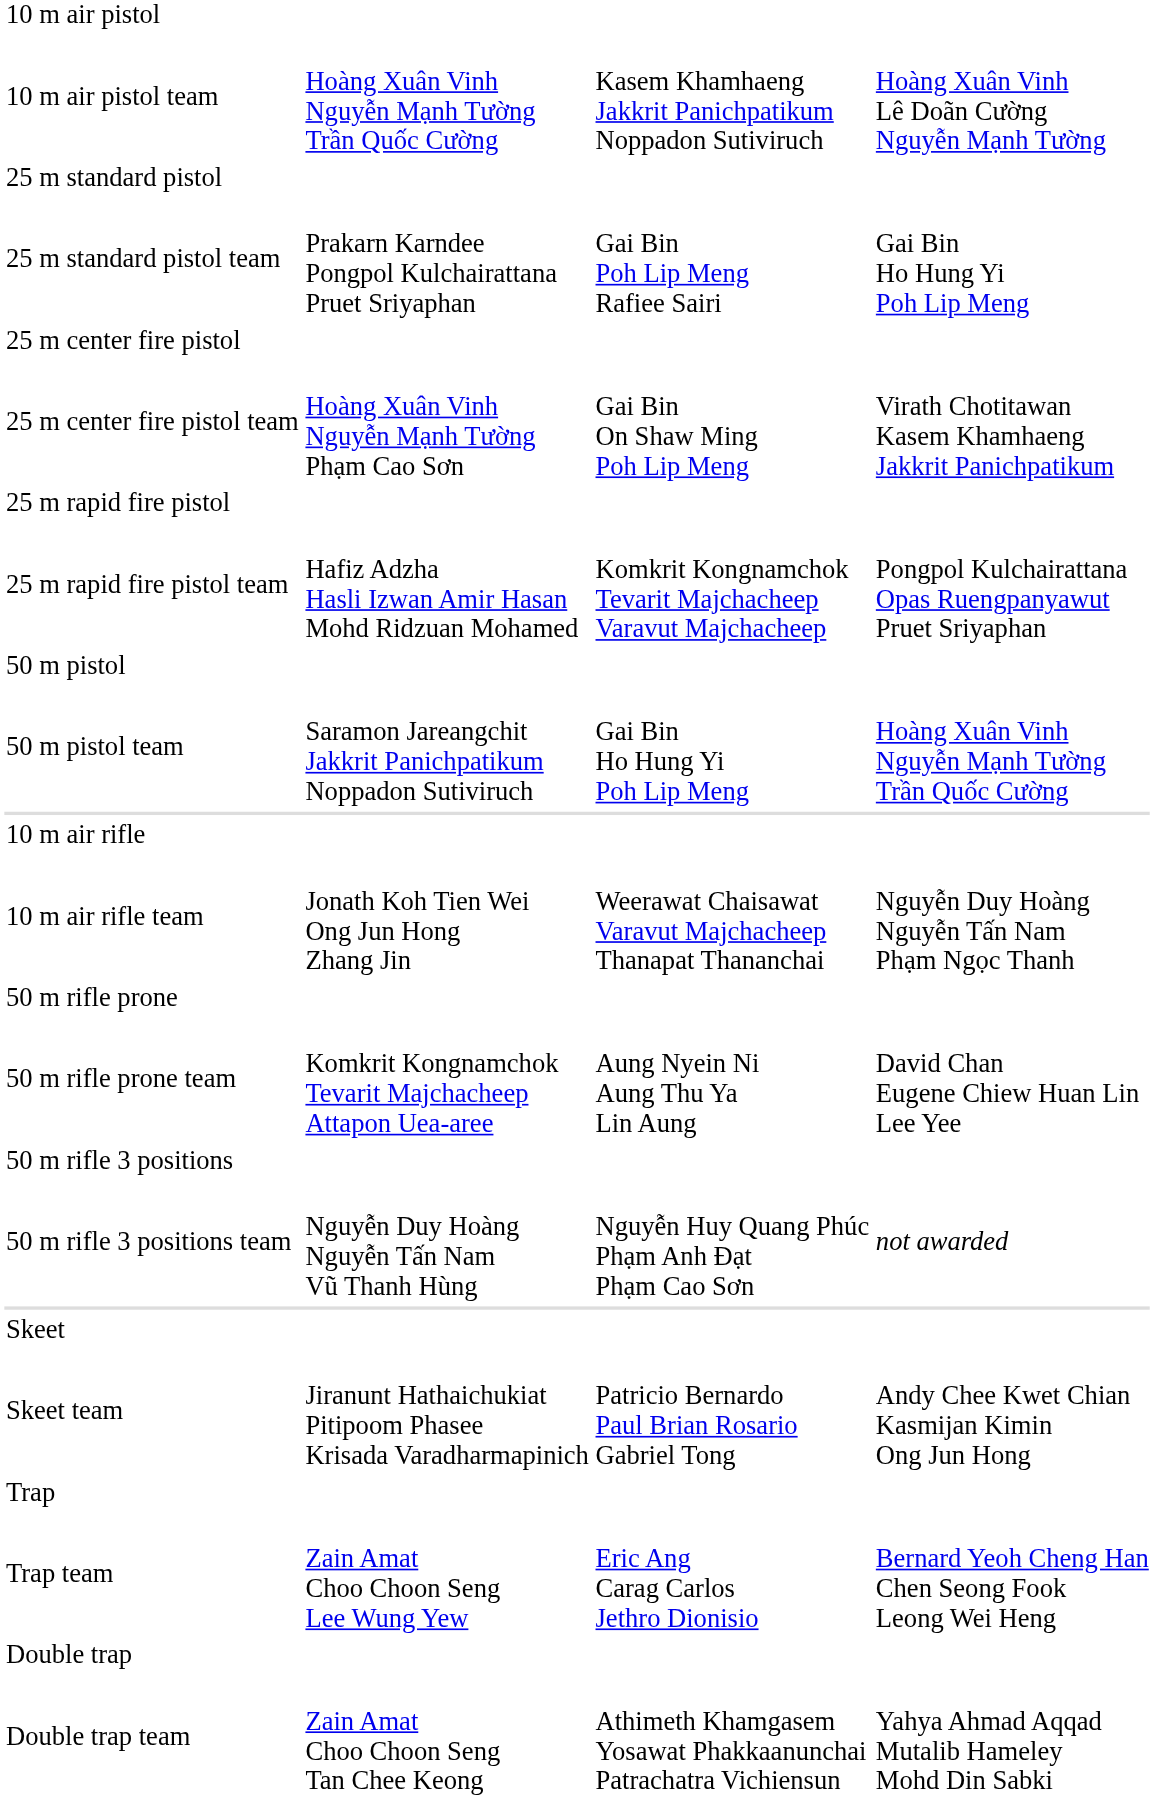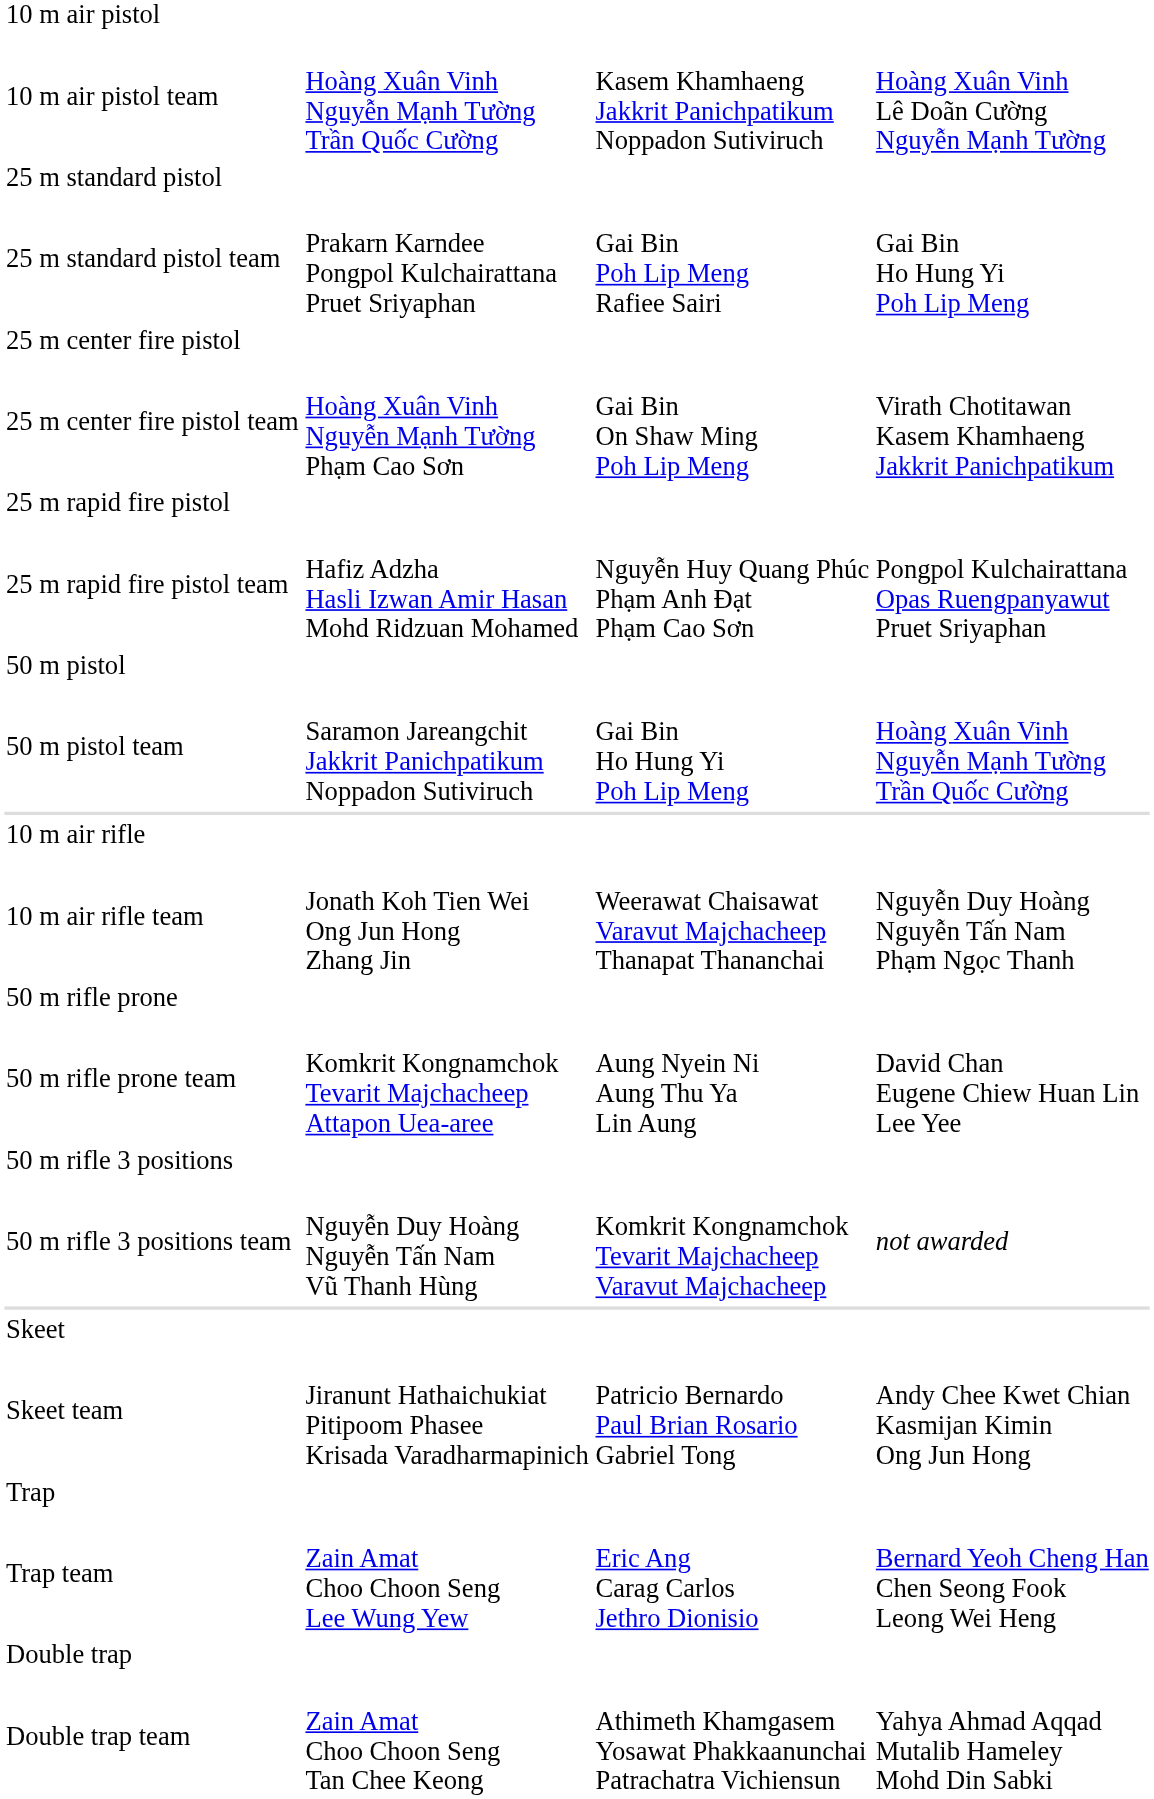(722, 598) Komkrit Kongnamchok Tevarit Majchacheep Varavut Majchacheep -> (732, 598) Nguyễn Huy Quang Phúc Phạm Anh Đạt Phạm Cao Sơn
(732, 1256) Nguyễn Huy Quang Phúc Phạm Anh Đạt Phạm Cao Sơn -> (722, 1256) Komkrit Kongnamchok Tevarit Majchacheep Varavut Majchacheep
